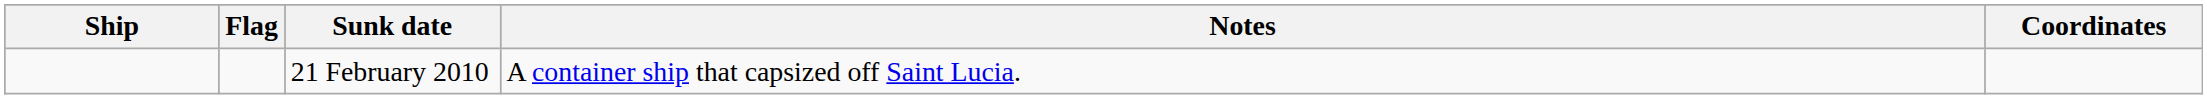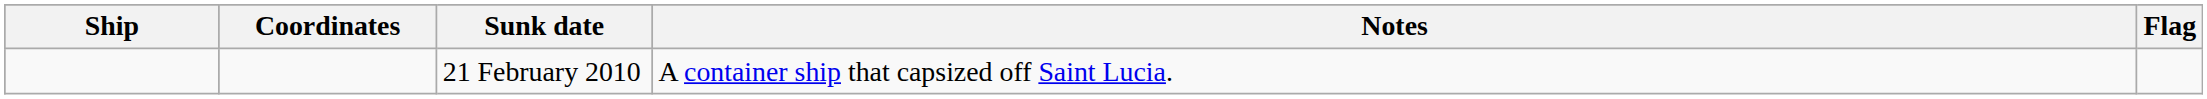columns swapped: (252, 26) <-> (2094, 26)
